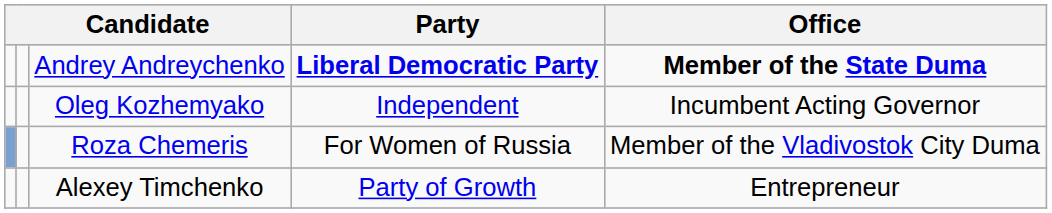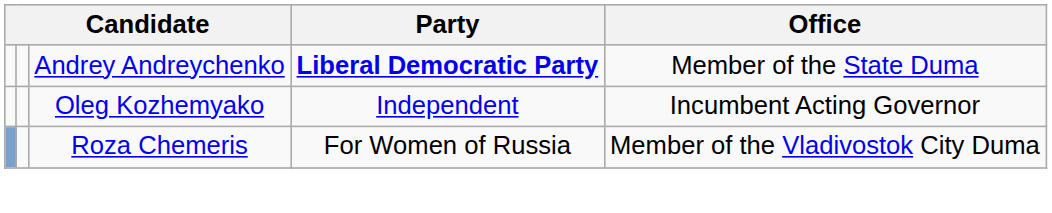(825, 65) bold -> (825, 65) normal
- row: (160, 187)
